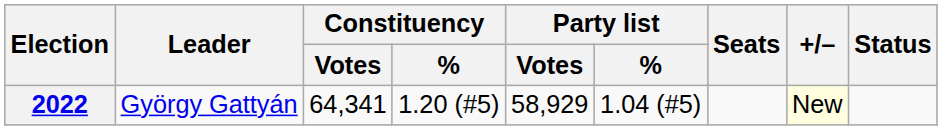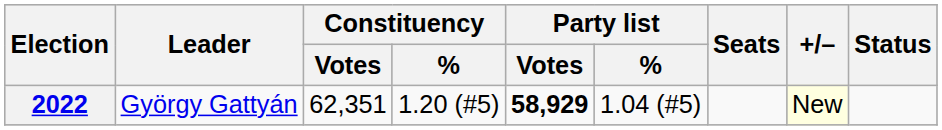(348, 104) 64,341 -> (348, 104) 62,351
(550, 104) normal -> (550, 104) bold
